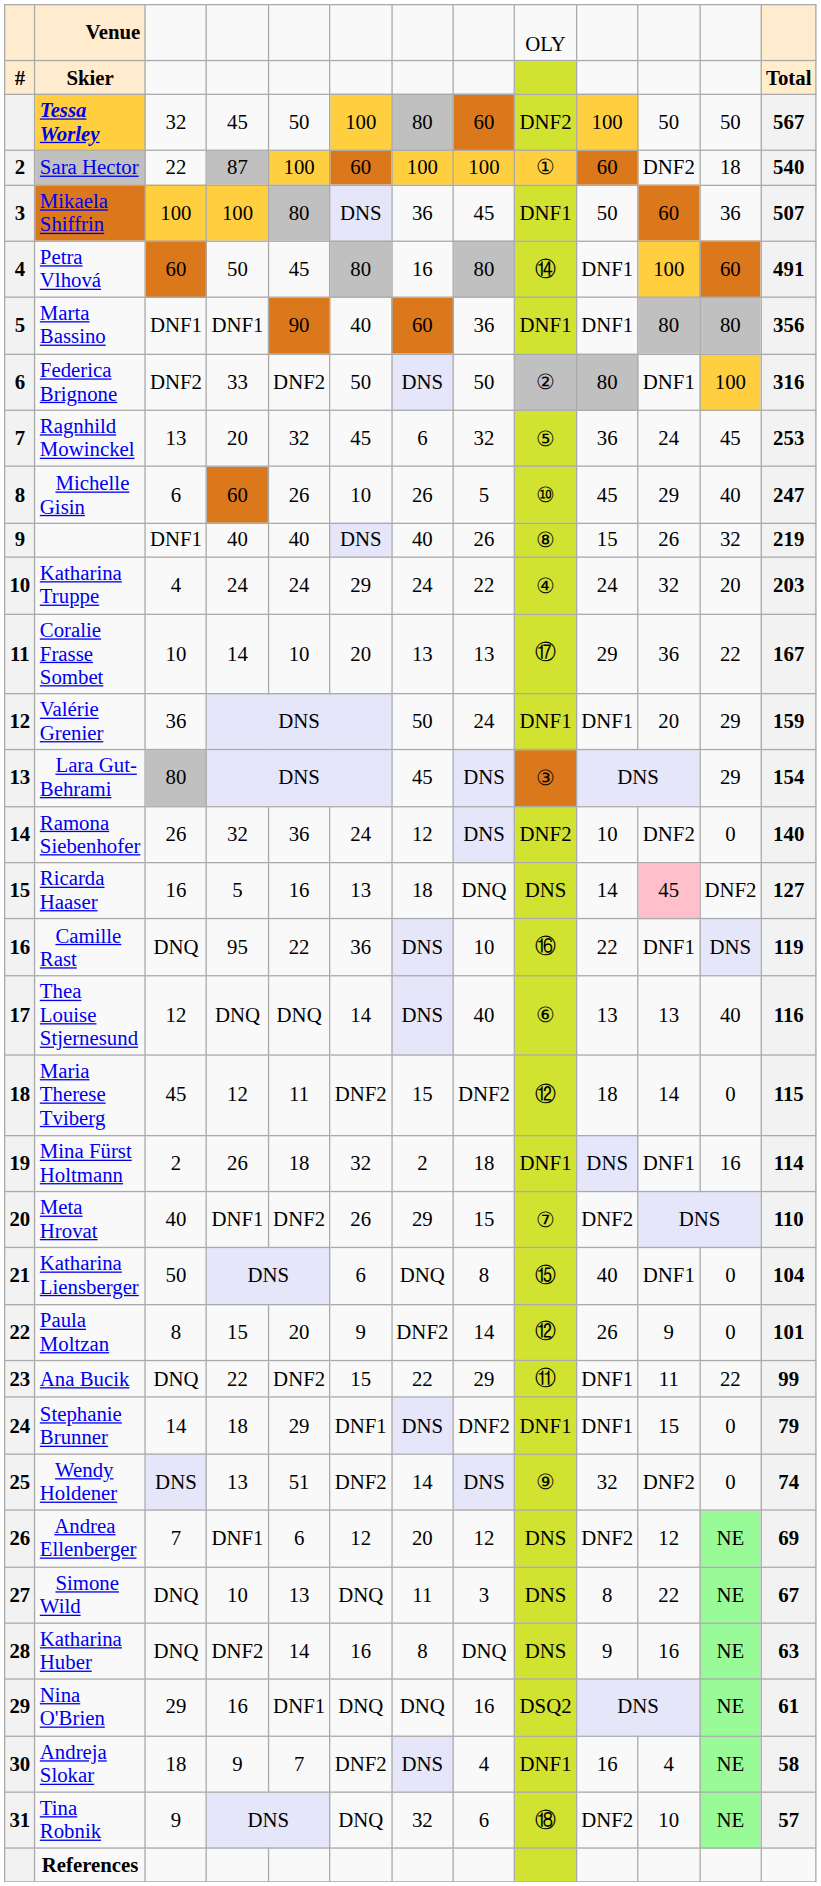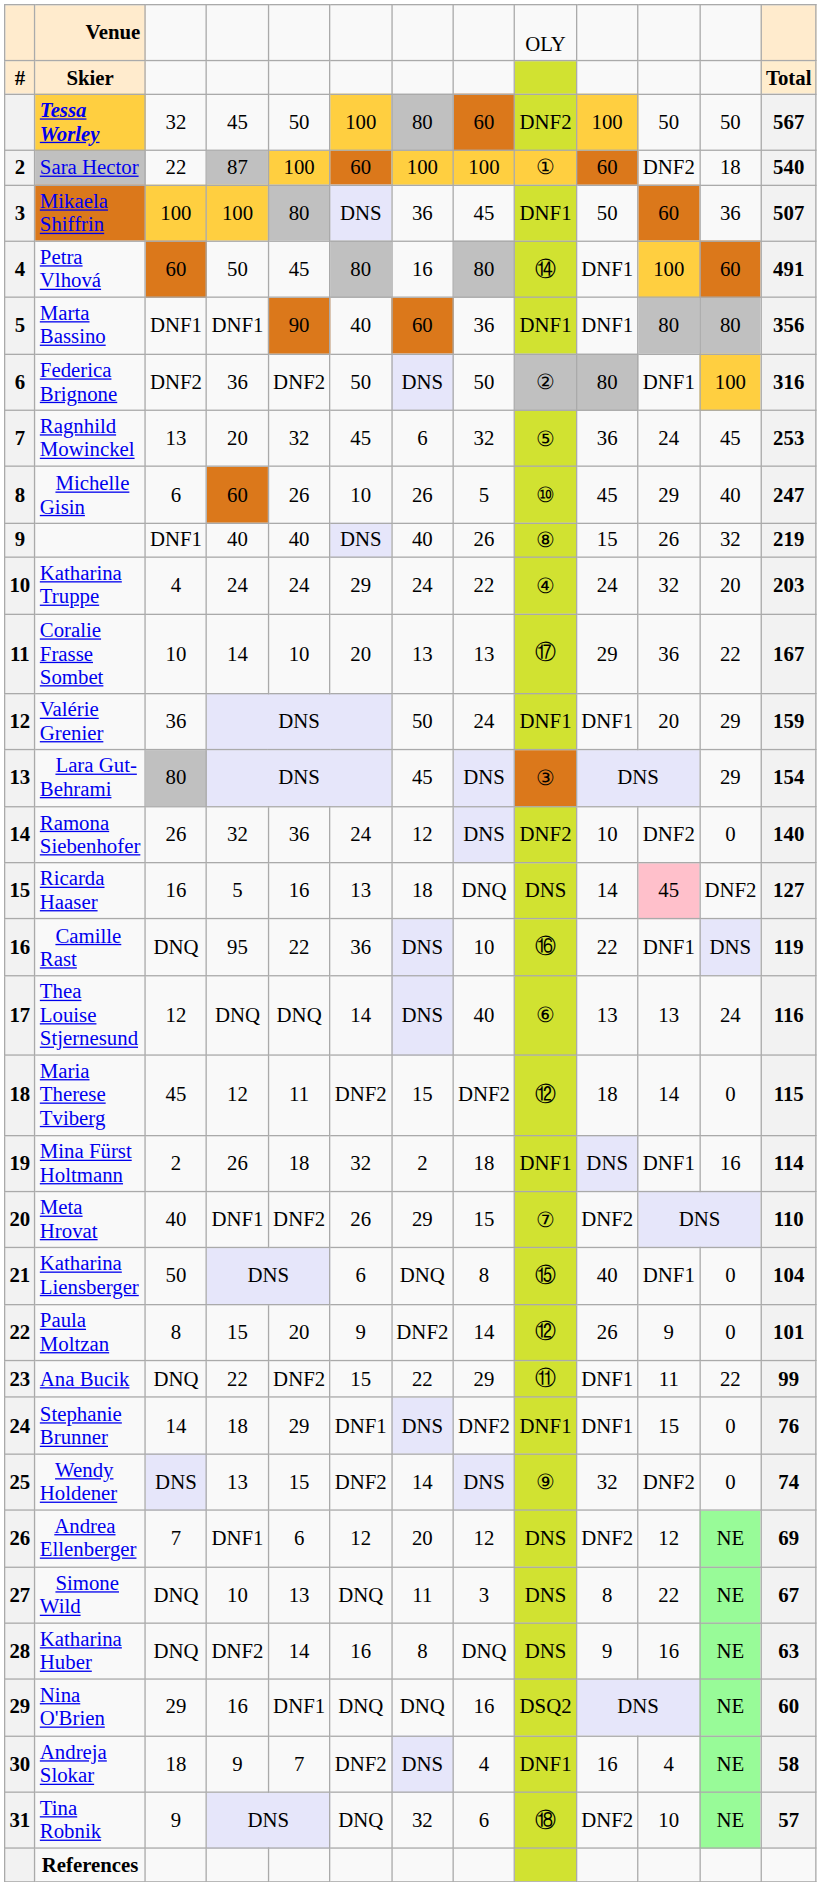(238, 381) 33 -> (238, 381) 36
(730, 1015) 40 -> (730, 1015) 24
(789, 1425) 79 -> (789, 1425) 76
(299, 1481) 51 -> (299, 1481) 15
(789, 1707) 61 -> (789, 1707) 60
